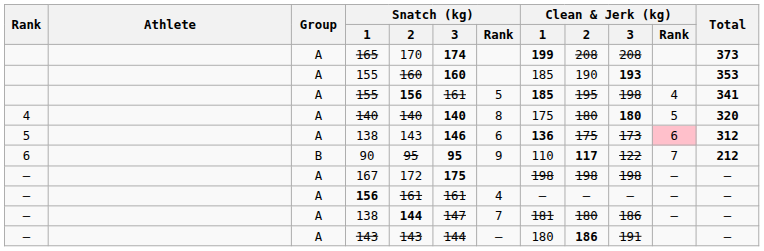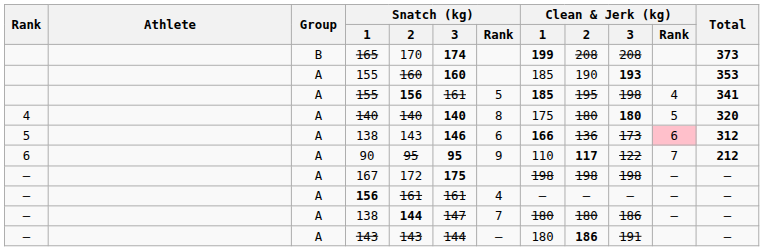(318, 55) A -> (318, 55) B
(543, 135) 136 -> (543, 135) 166
(586, 135) 175 -> (586, 135) 136
(318, 155) B -> (318, 155) A
(543, 216) 181 -> (543, 216) 180
